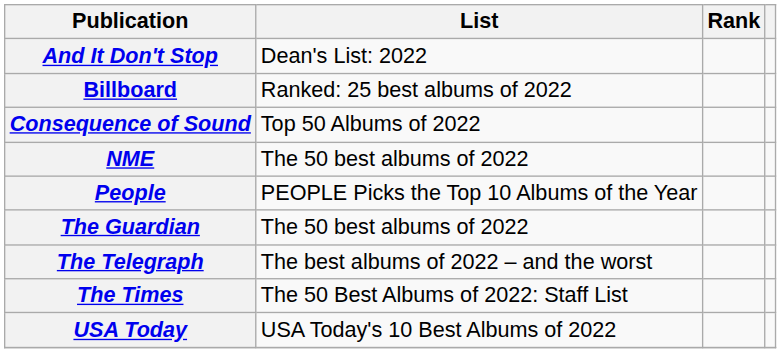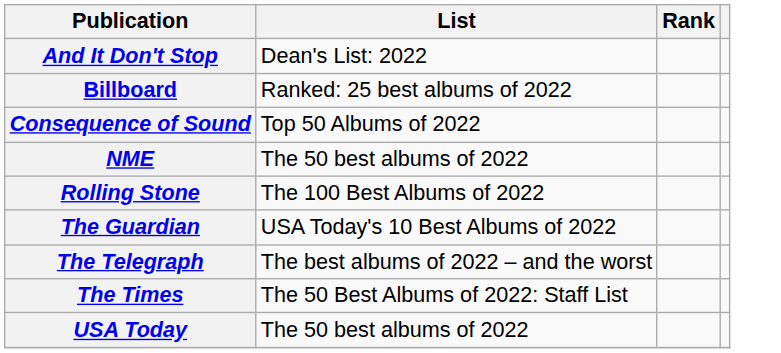- row: (130, 192)
+ row: (130, 192)
(395, 227) The 50 best albums of 2022 -> (439, 227) USA Today's 10 Best Albums of 2022
(439, 329) USA Today's 10 Best Albums of 2022 -> (395, 329) The 50 best albums of 2022
